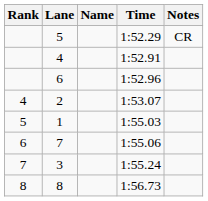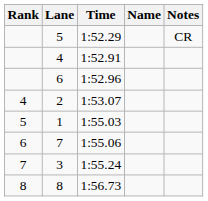columns swapped: (97, 15) <-> (141, 15)
